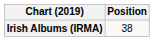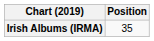(127, 28) 38 -> (127, 28) 35
